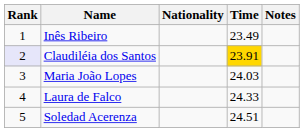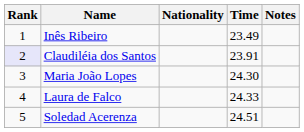(244, 55) gold background -> (244, 55) no background
(244, 76) 24.03 -> (244, 76) 24.30
